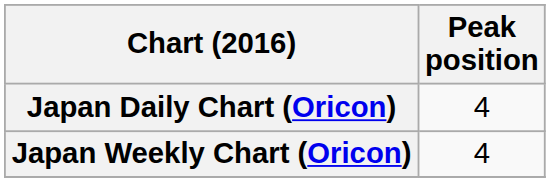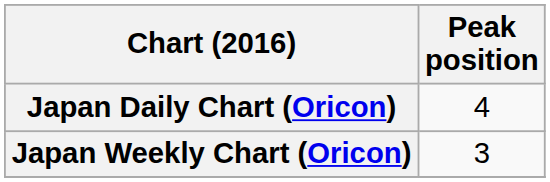(482, 153) 4 -> (482, 153) 3
